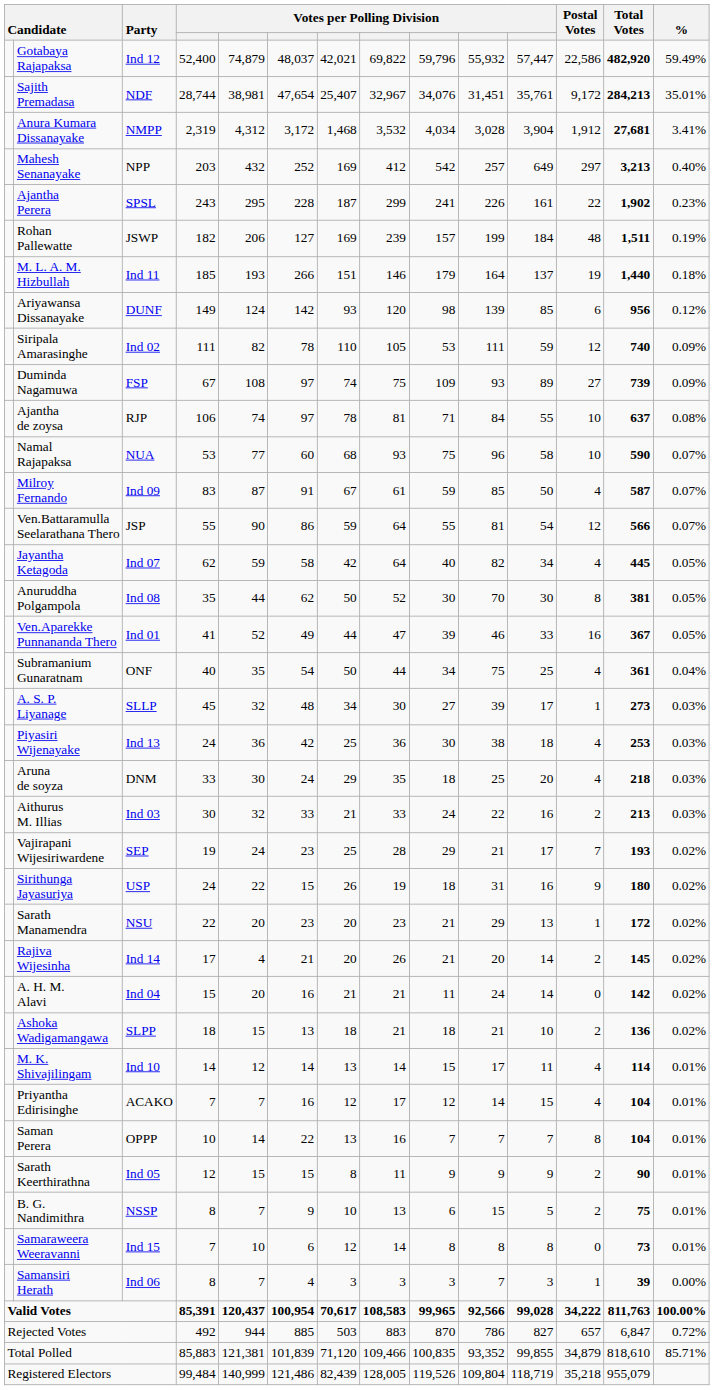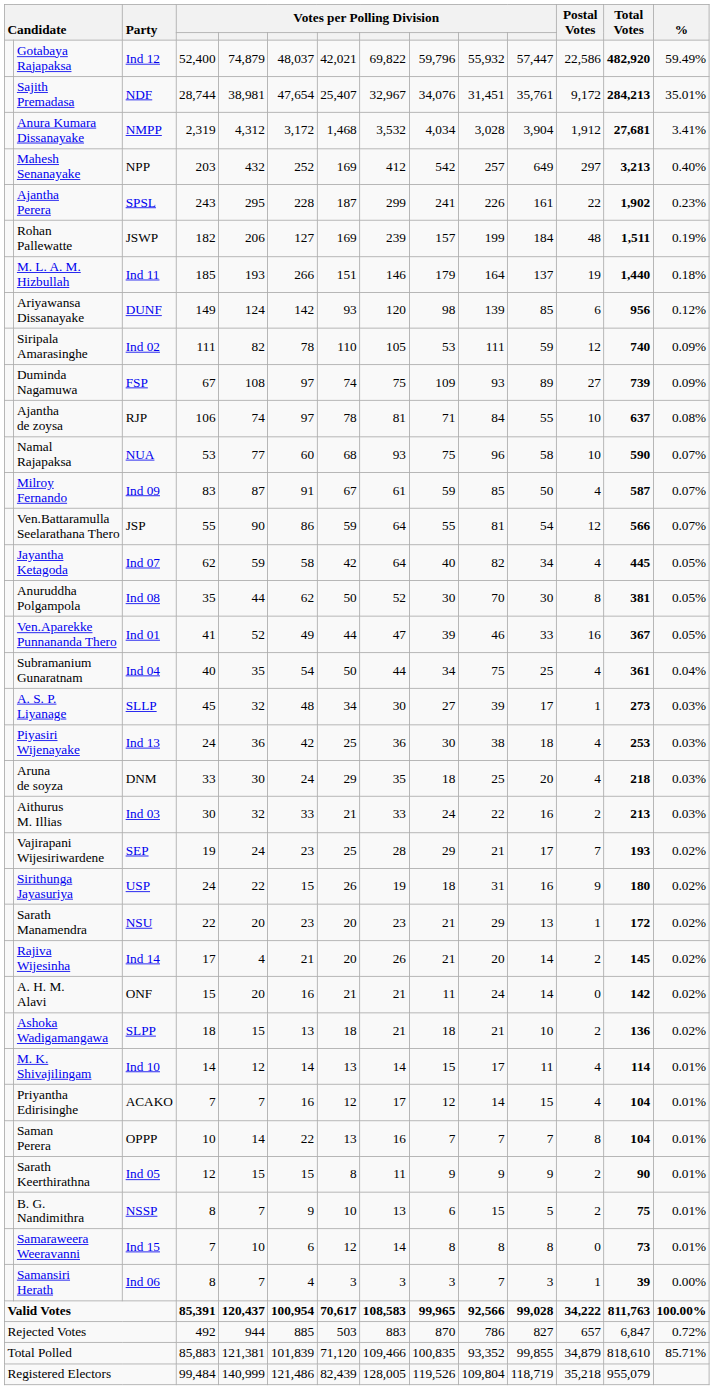(139, 670) ONF -> (143, 670) Ind 04
(143, 994) Ind 04 -> (139, 994) ONF
